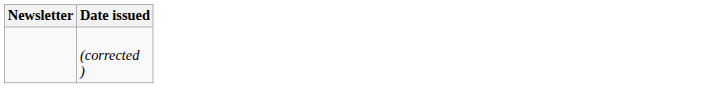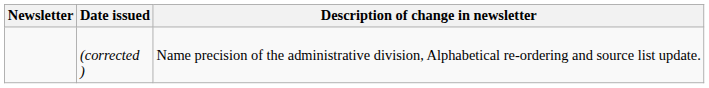+ column: (429, 15)
